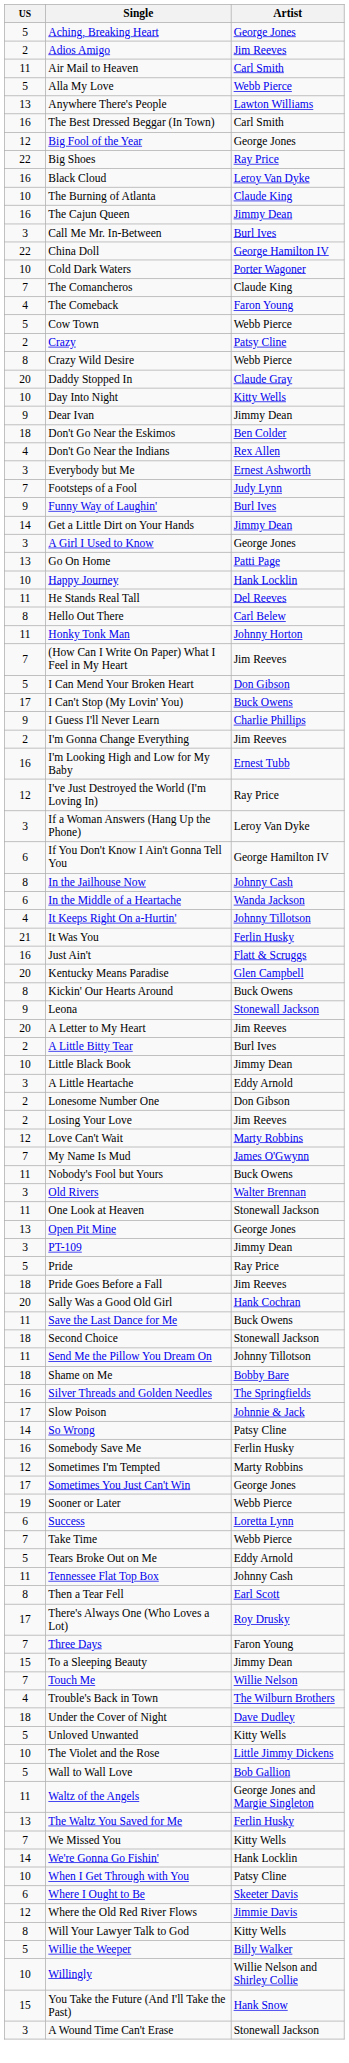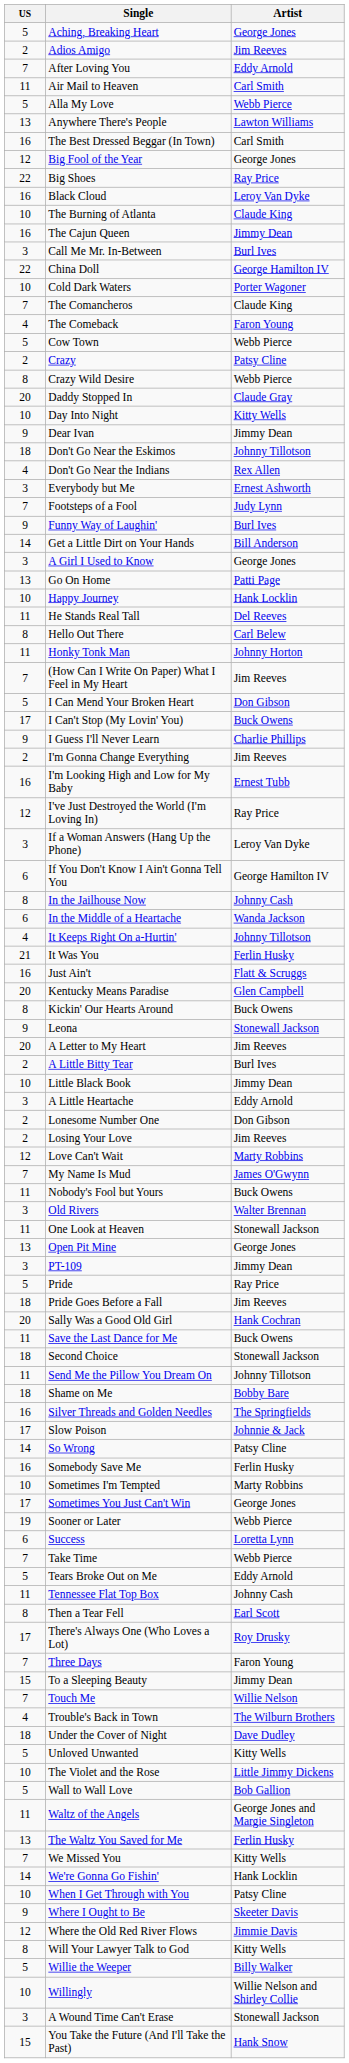+ row: (89, 68)
(260, 433) Ben Colder -> (272, 452) Johnny Tillotson
(263, 525) Jimmy Dean -> (266, 543) Bill Anderson
(25, 1466) 12 -> (25, 1485) 10
(25, 1894) 6 -> (25, 1913) 9
rows swapped: (111, 2030) <-> (137, 2005)
